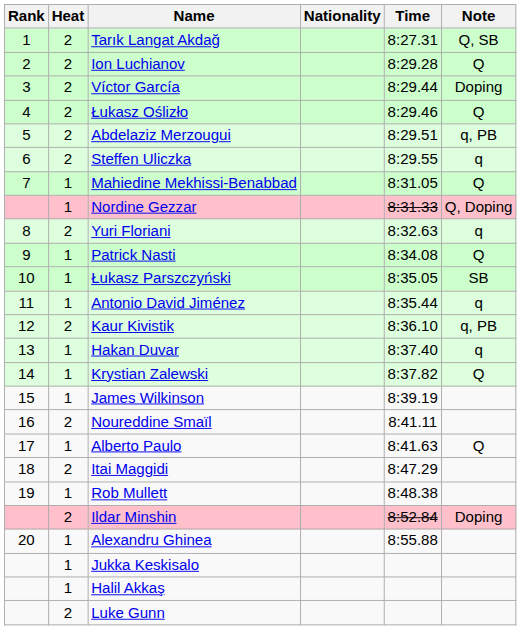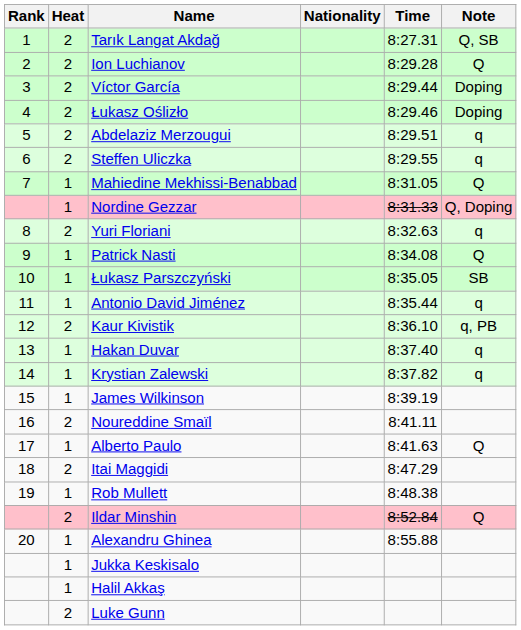(479, 111) Q -> (479, 111) Doping
(479, 135) q, PB -> (479, 135) q
(479, 374) Q -> (479, 374) q
(479, 517) Doping -> (479, 517) Q
